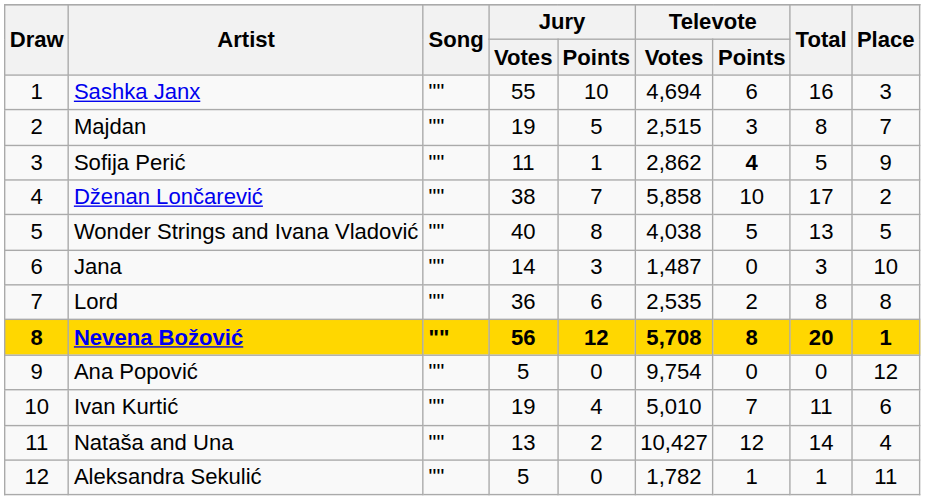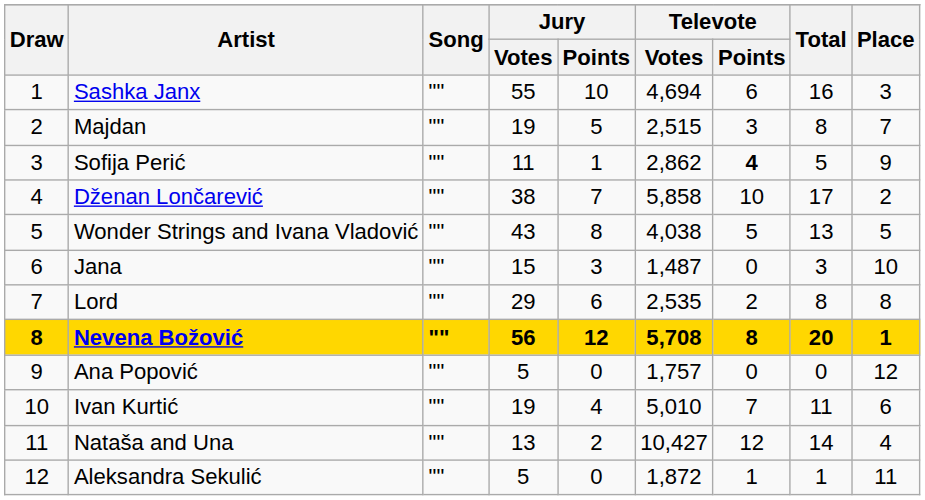(523, 232) 40 -> (523, 232) 43
(523, 267) 14 -> (523, 267) 15
(523, 302) 36 -> (523, 302) 29
(674, 372) 9,754 -> (674, 372) 1,757
(674, 477) 1,782 -> (674, 477) 1,872
